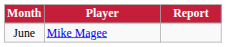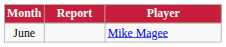columns swapped: (102, 13) <-> (191, 13)
